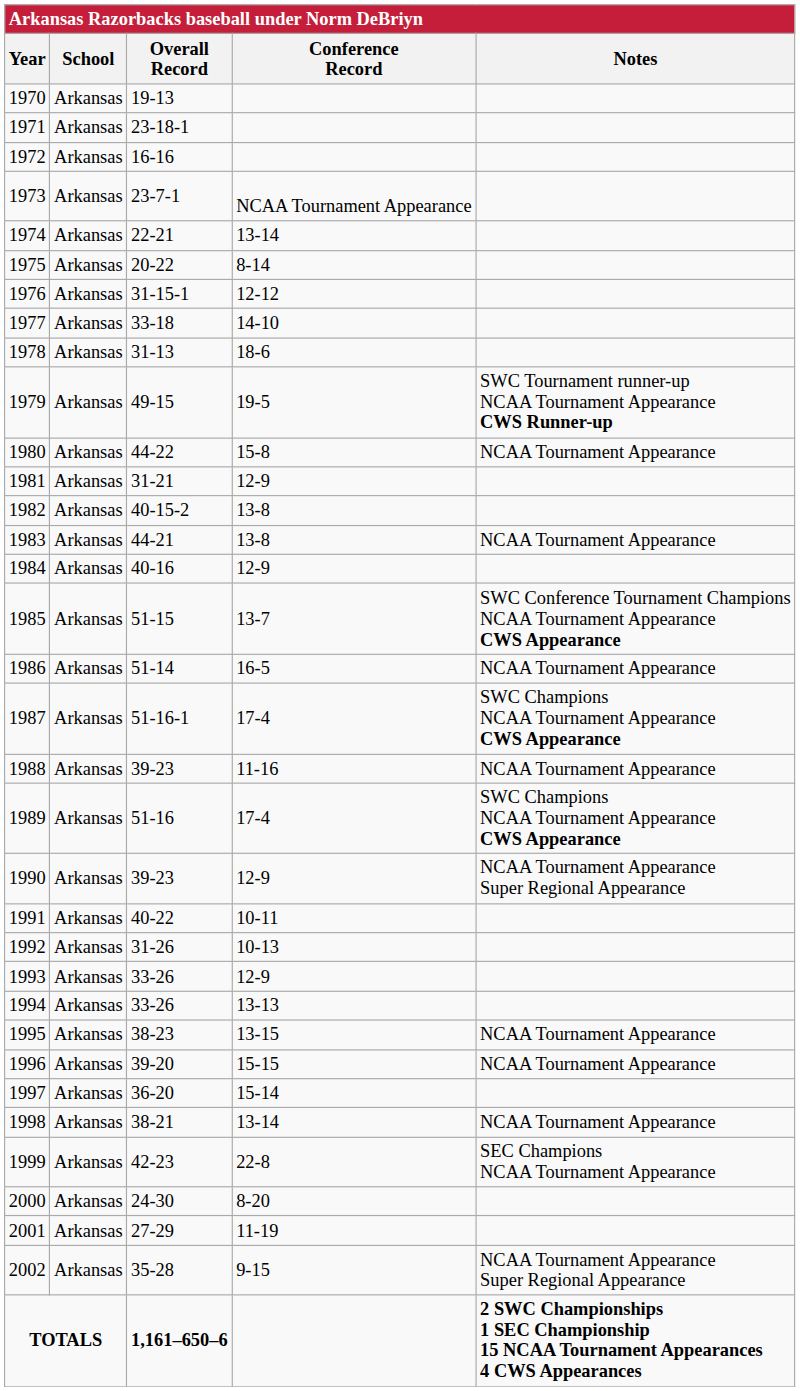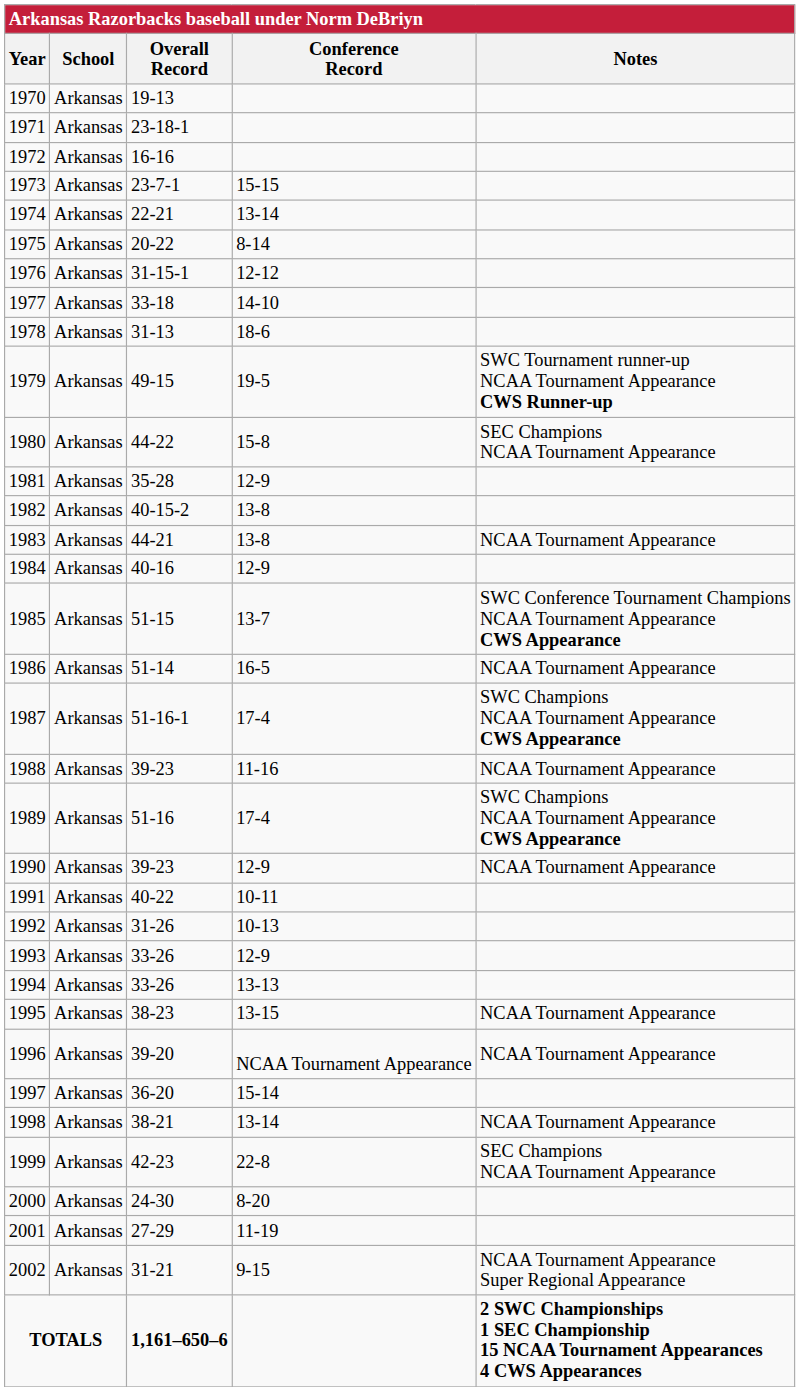(354, 206) NCAA Tournament Appearance -> (258, 185) 15-15
(598, 452) NCAA Tournament Appearance -> (598, 441) SEC Champions NCAA Tournament Appearance
(153, 481) 31-21 -> (153, 481) 35-28
(598, 878) NCAA Tournament Appearance Super Regional Appearance -> (598, 868) NCAA Tournament Appearance
(258, 1063) 15-15 -> (354, 1063) NCAA Tournament Appearance
(153, 1270) 35-28 -> (153, 1270) 31-21
